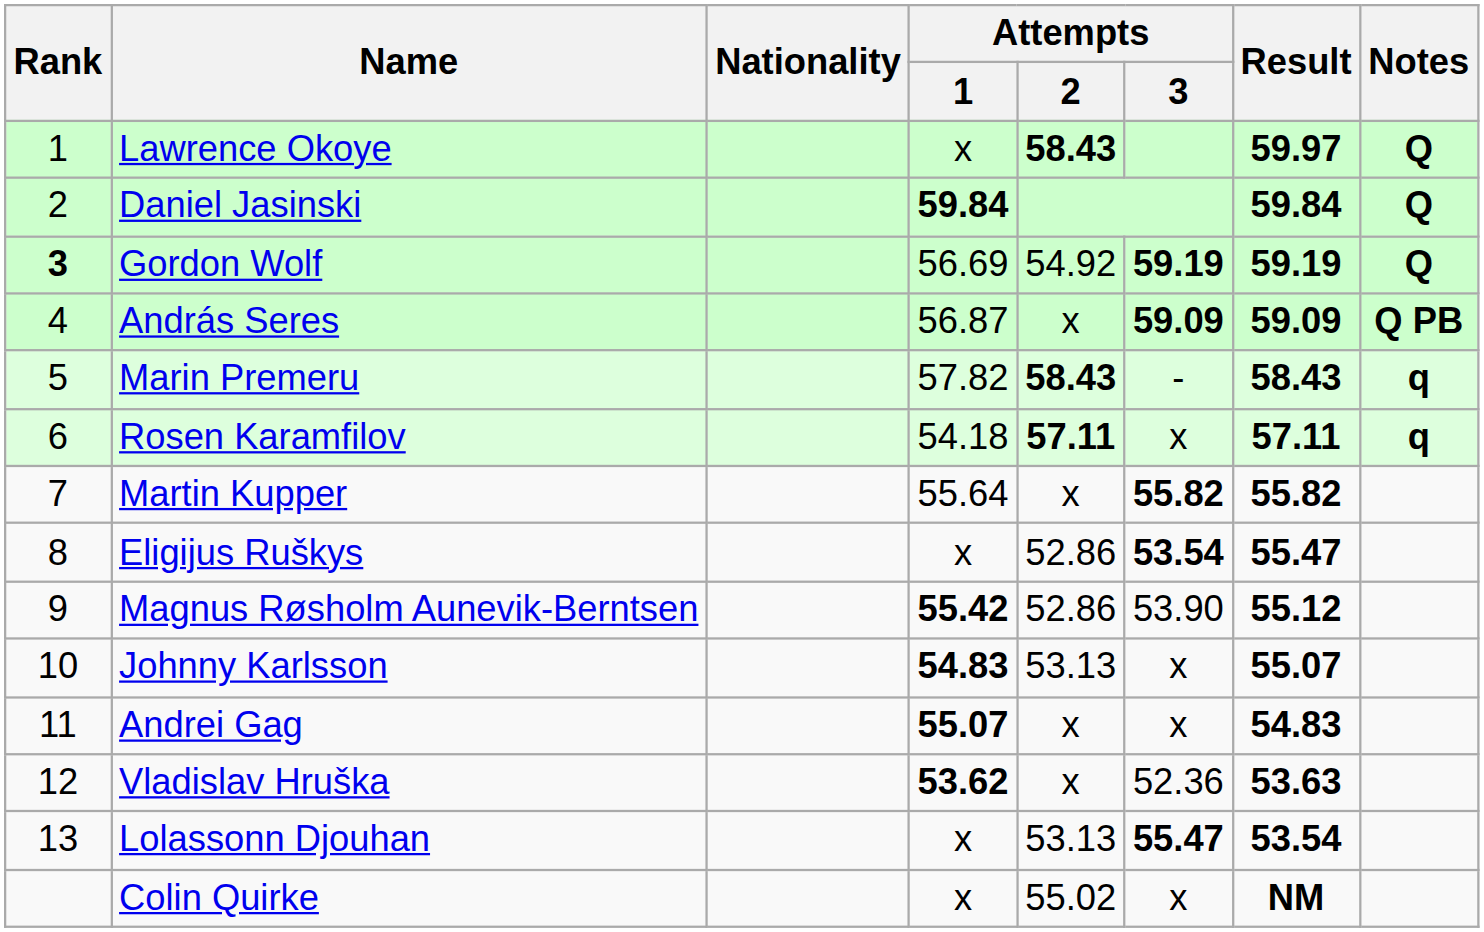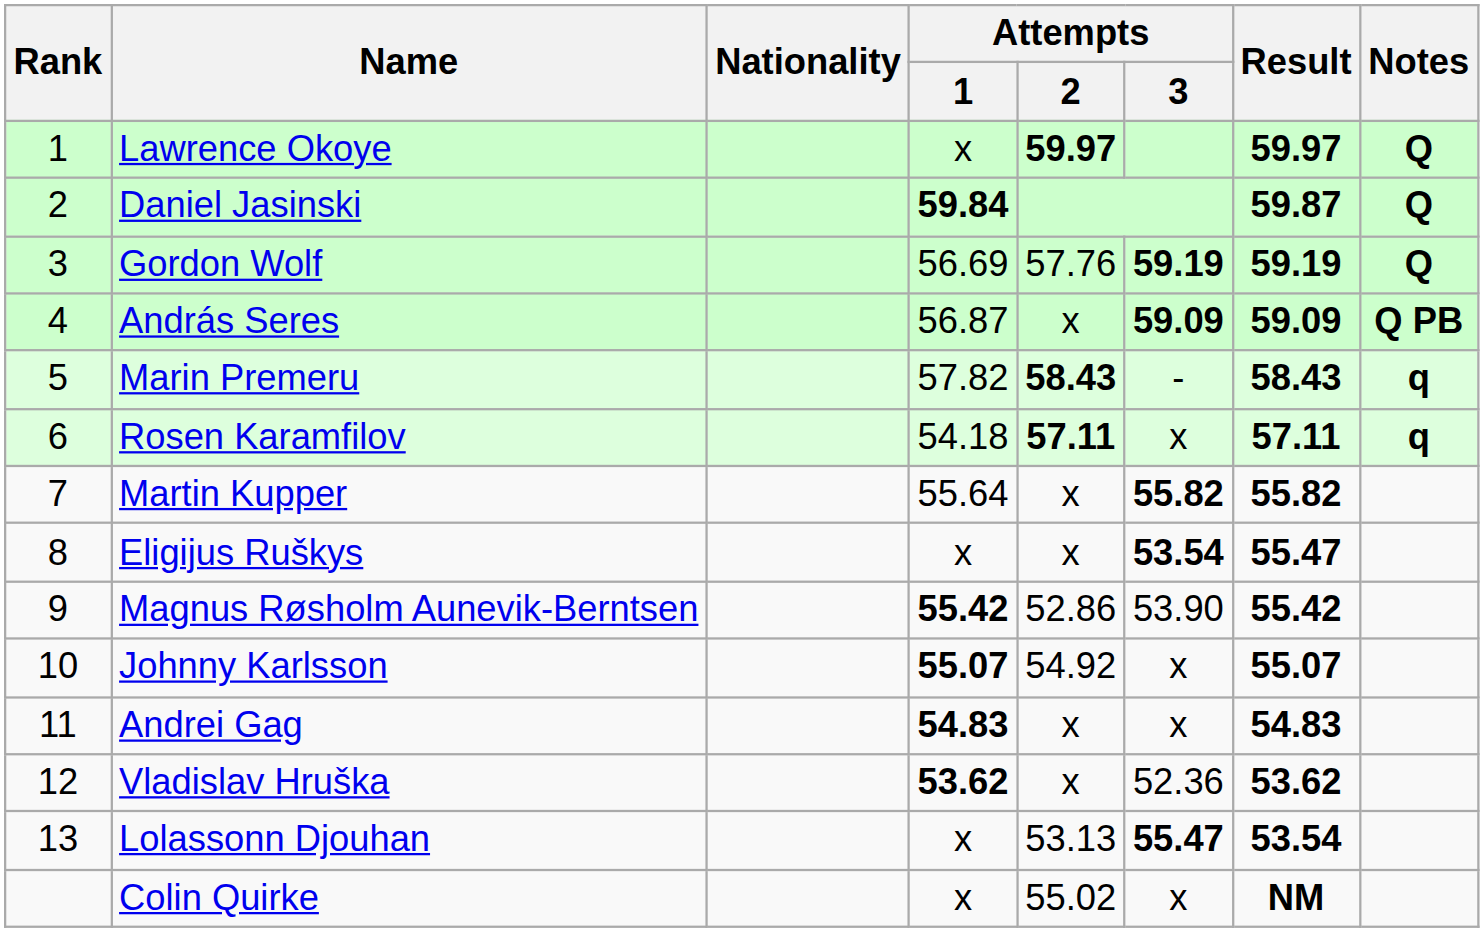(1071, 148) 58.43 -> (1071, 148) 59.97
(1296, 206) 59.84 -> (1296, 206) 59.87
(58, 263) bold -> (58, 263) normal
(1071, 263) 54.92 -> (1071, 263) 57.76
(1071, 551) 52.86 -> (1071, 551) x
(1296, 609) 55.12 -> (1296, 609) 55.42
(963, 666) 54.83 -> (963, 666) 55.07
(1071, 666) 53.13 -> (1071, 666) 54.92
(963, 724) 55.07 -> (963, 724) 54.83
(1296, 782) 53.63 -> (1296, 782) 53.62
